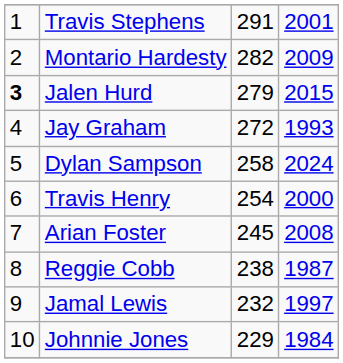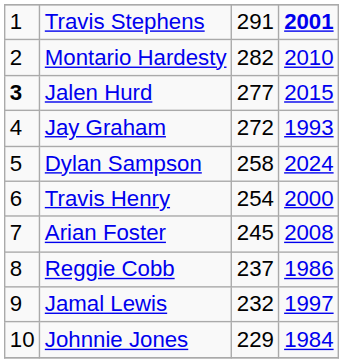(309, 22) normal -> (309, 22) bold
(309, 57) 2009 -> (309, 57) 2010
(255, 92) 279 -> (255, 92) 277
(255, 269) 238 -> (255, 269) 237
(309, 269) 1987 -> (309, 269) 1986
